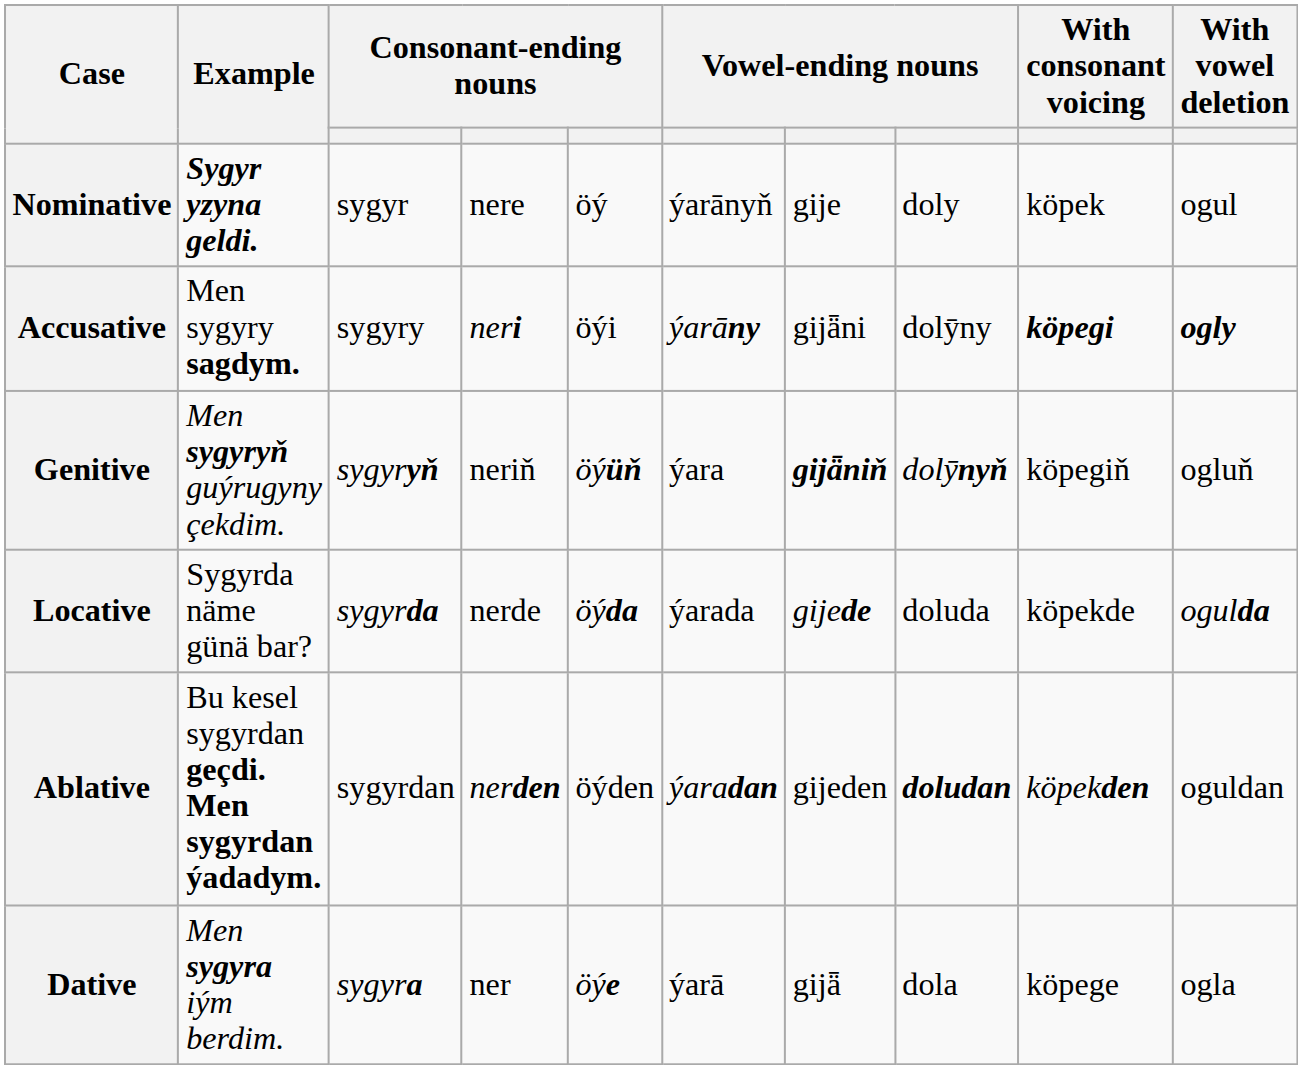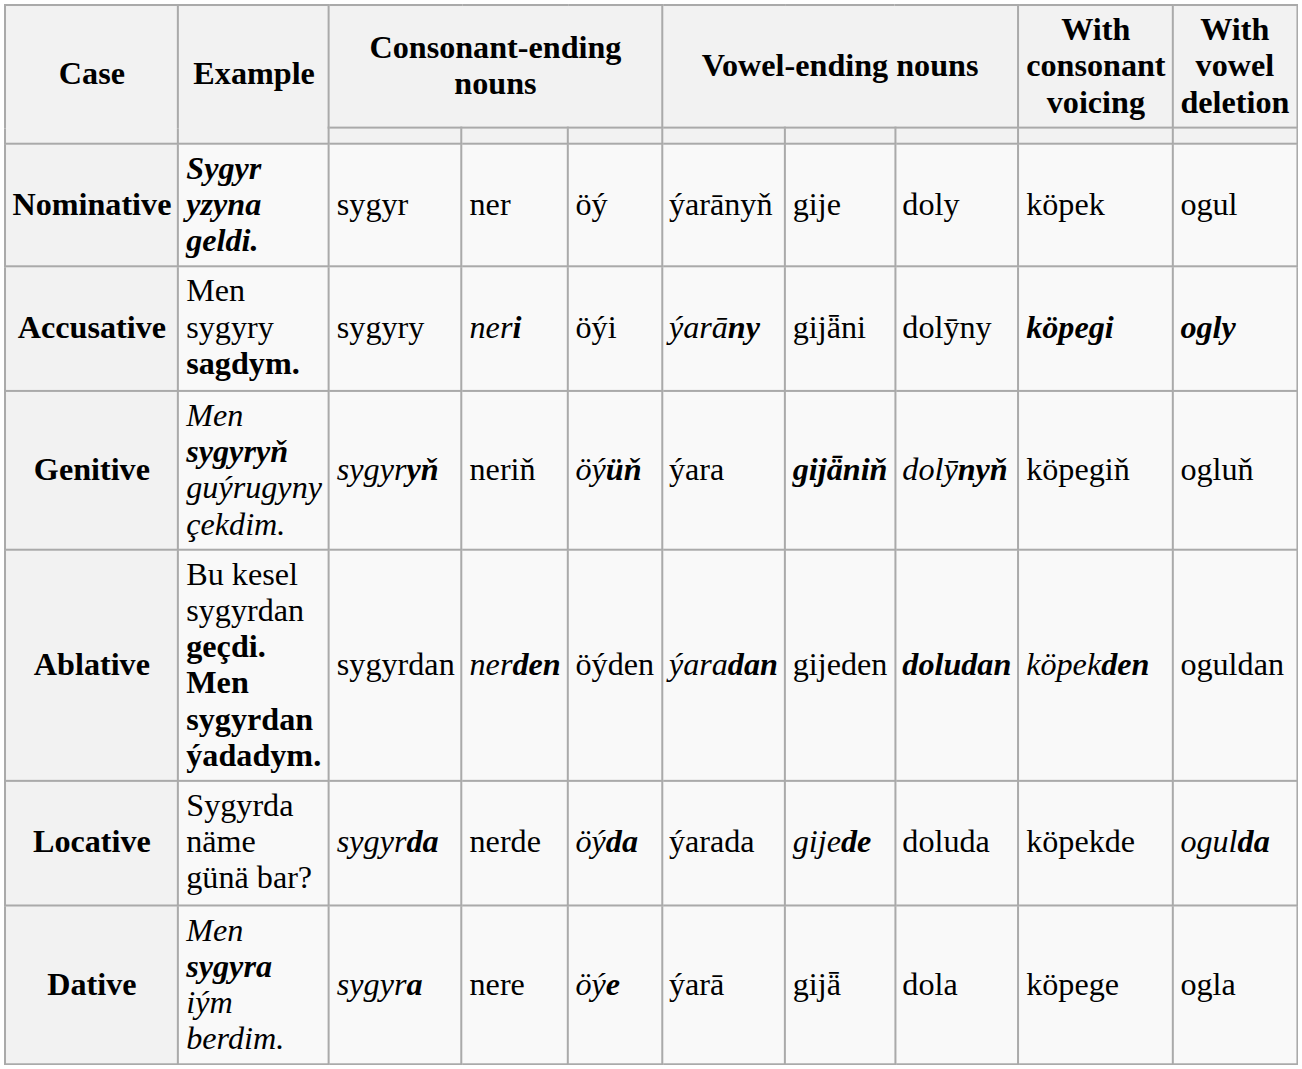(497, 204) nere -> (490, 204) ner
rows swapped: (92, 610) <-> (92, 788)
(490, 983) ner -> (497, 983) nere
